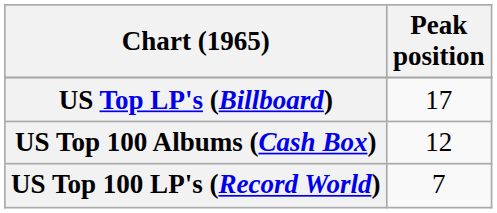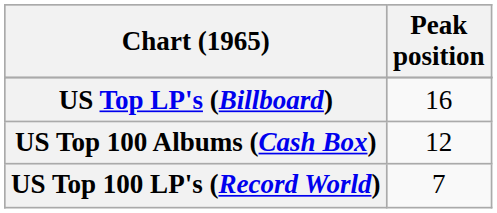(439, 99) 17 -> (439, 99) 16
